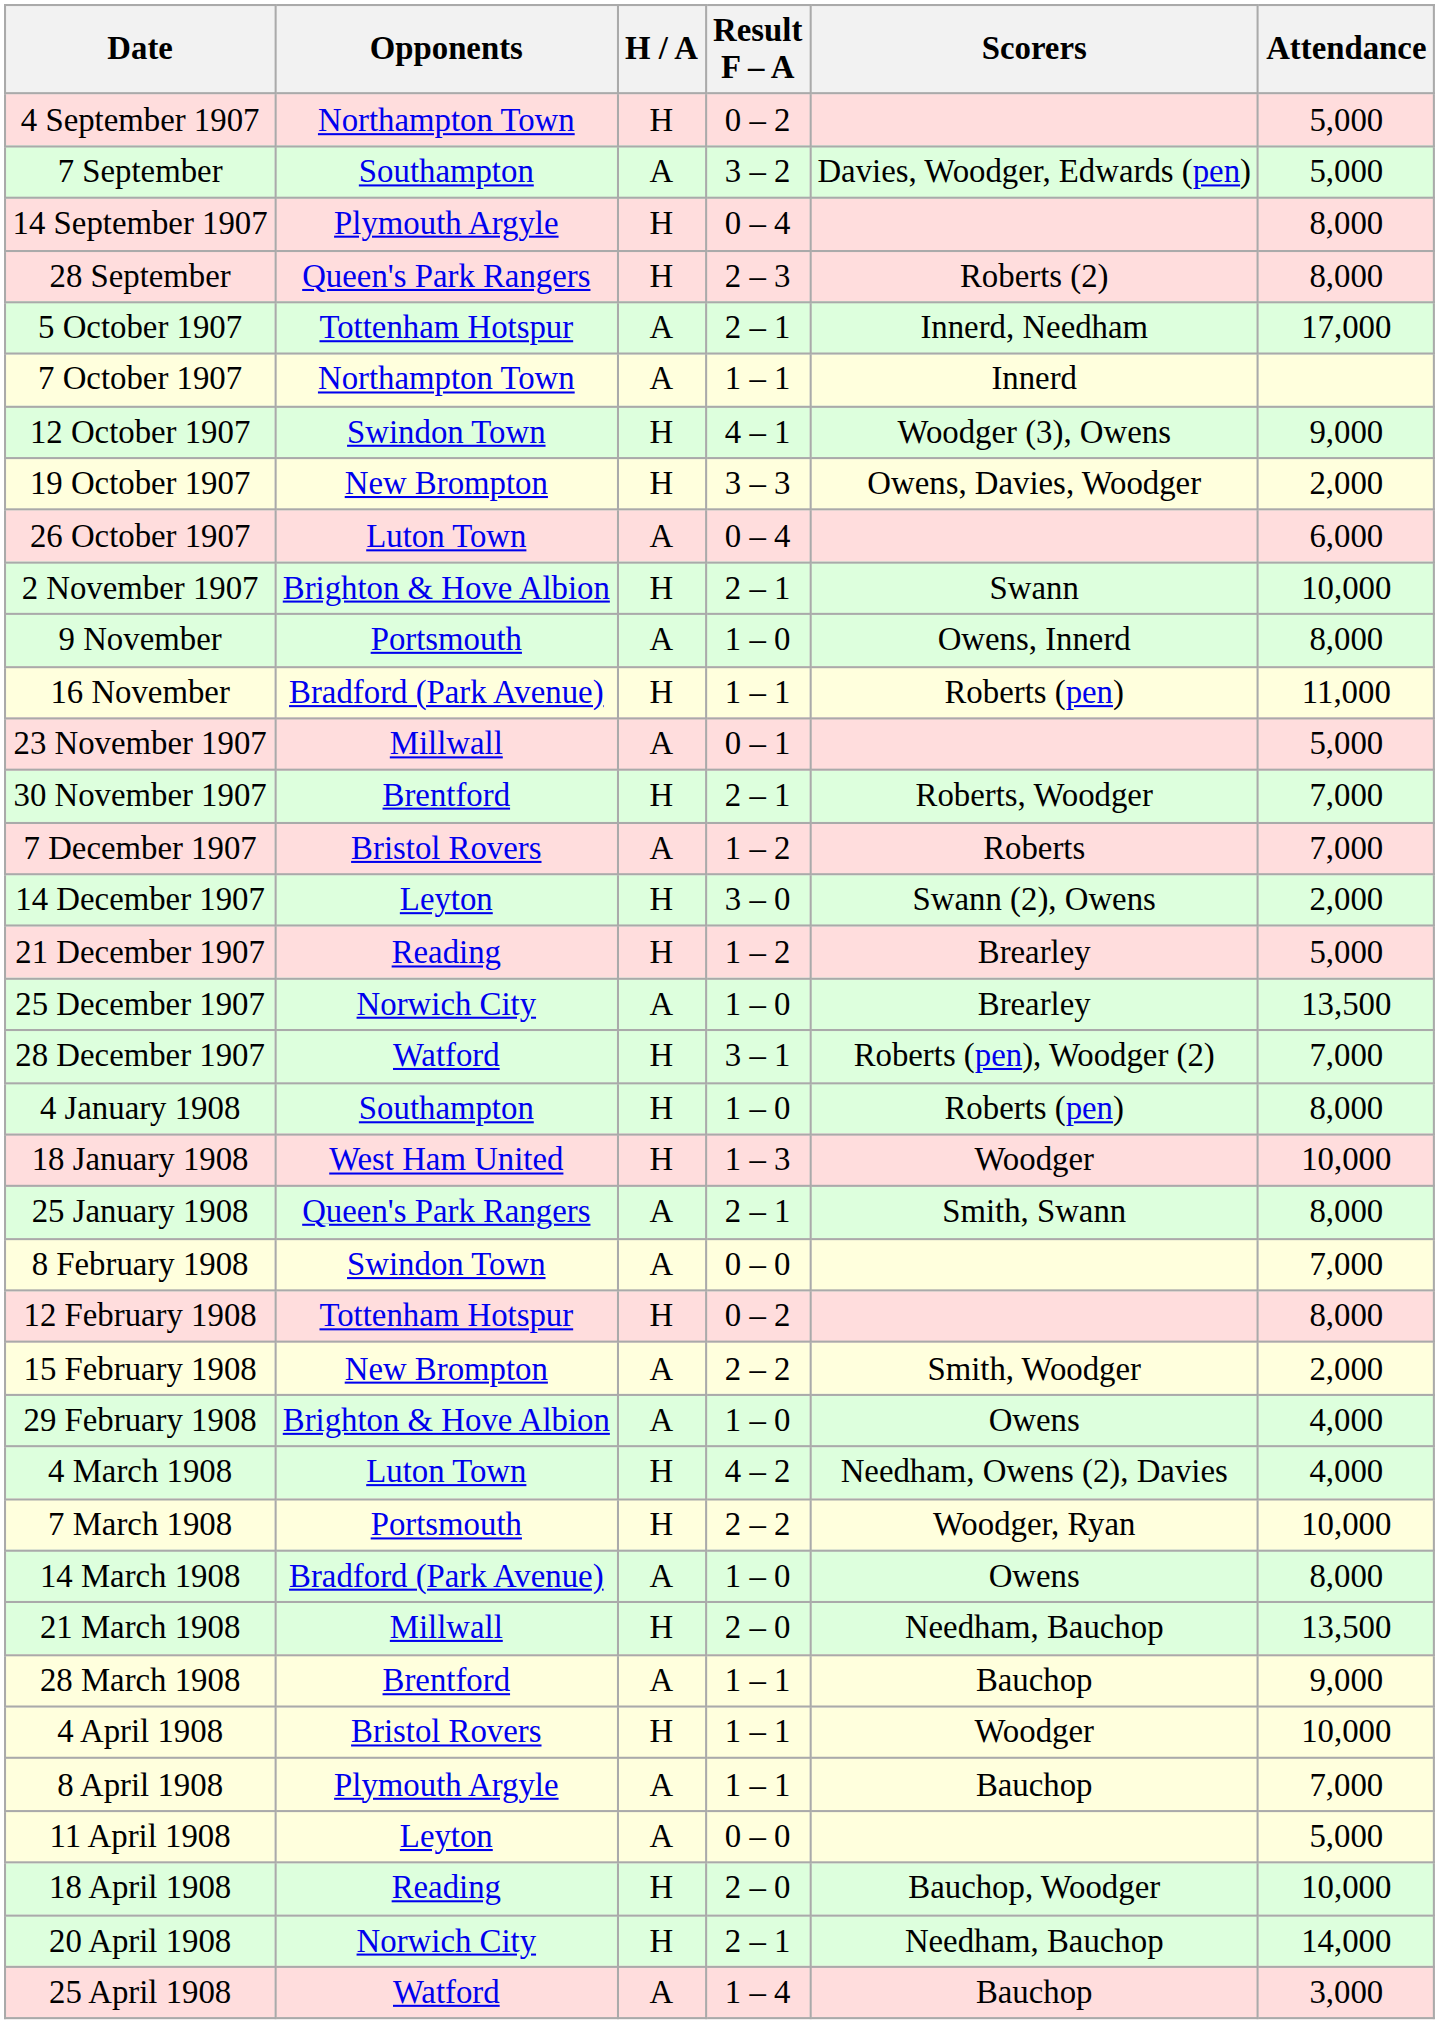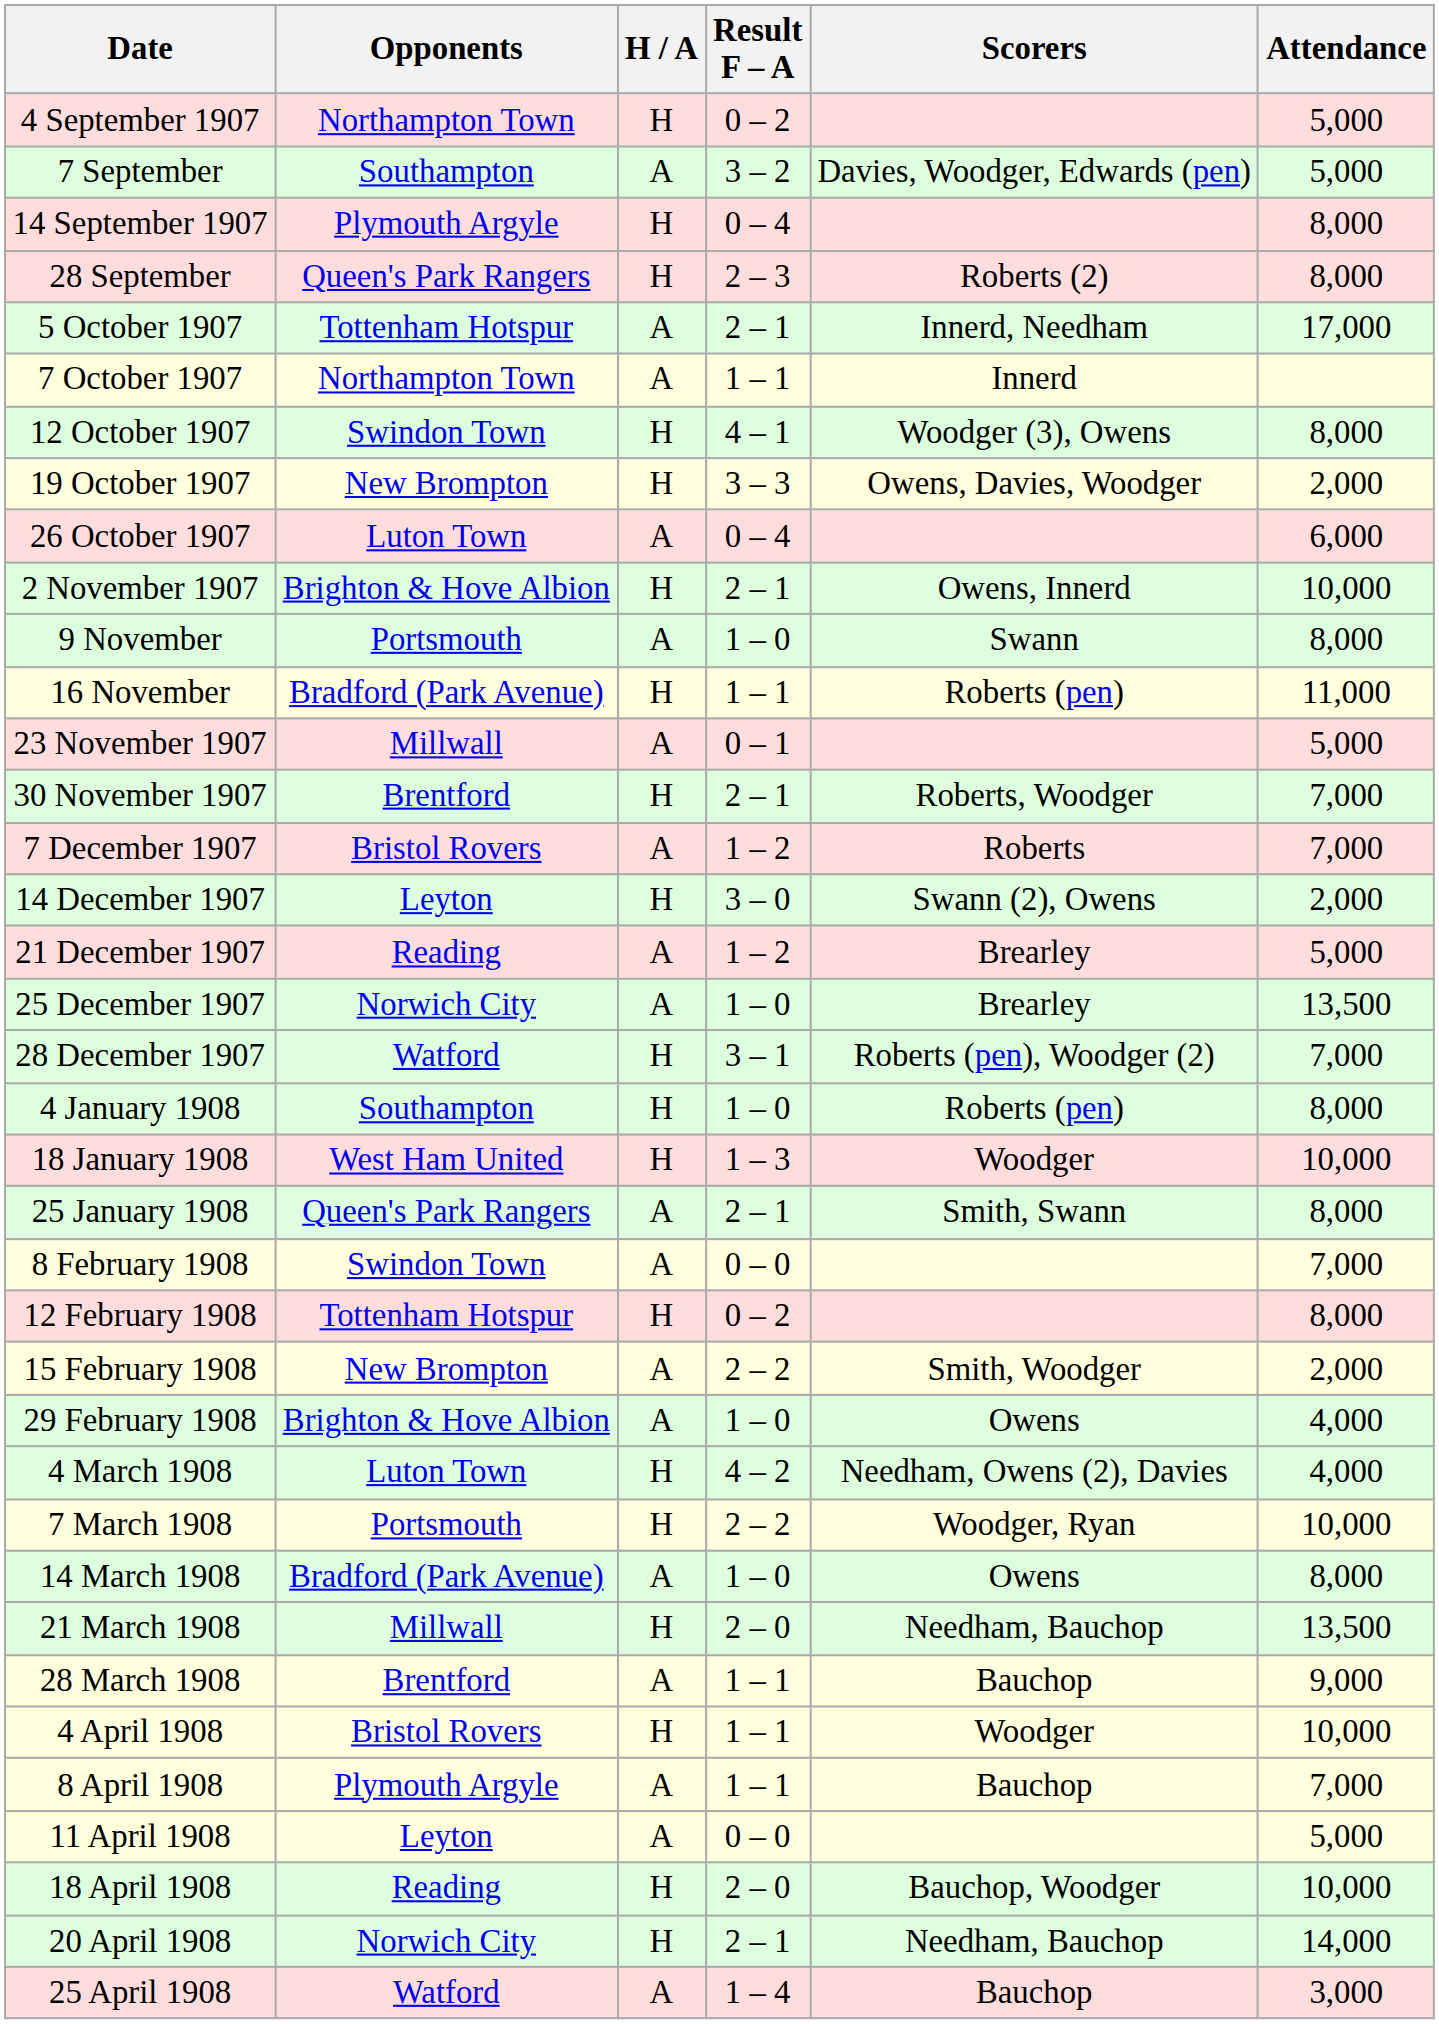(1346, 431) 9,000 -> (1346, 431) 8,000
(1034, 587) Swann -> (1034, 587) Owens, Innerd
(1034, 639) Owens, Innerd -> (1034, 639) Swann
(661, 951) H -> (661, 951) A
